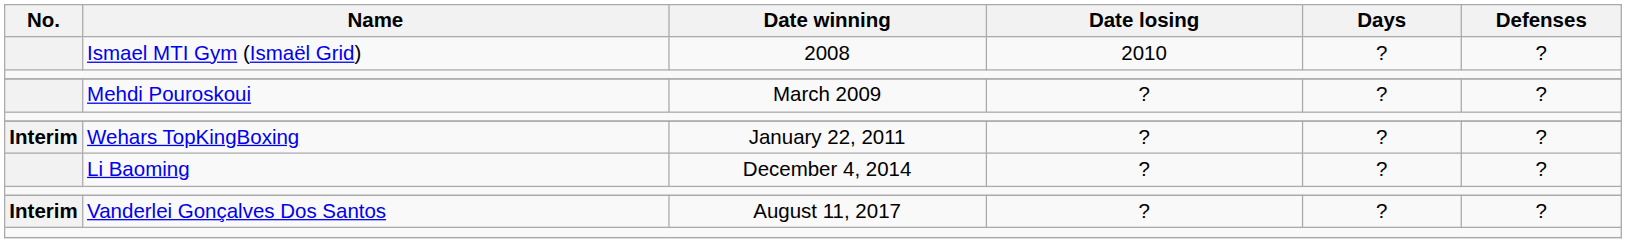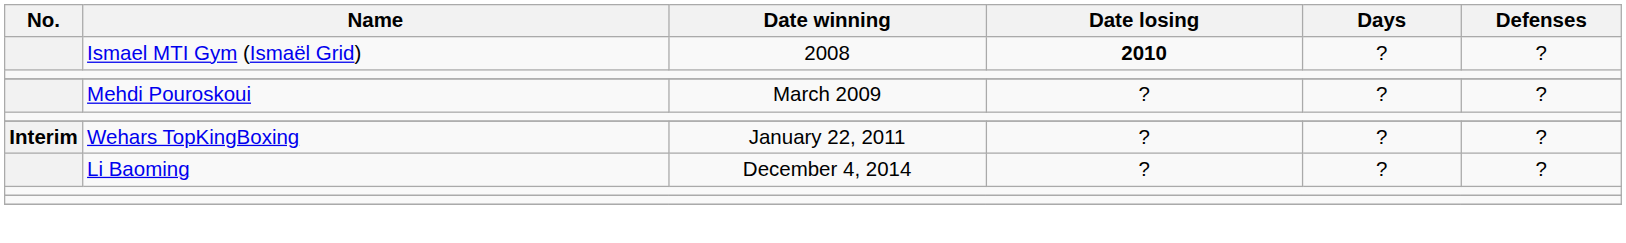(1144, 53) normal -> (1144, 53) bold
- row: (237, 211)
